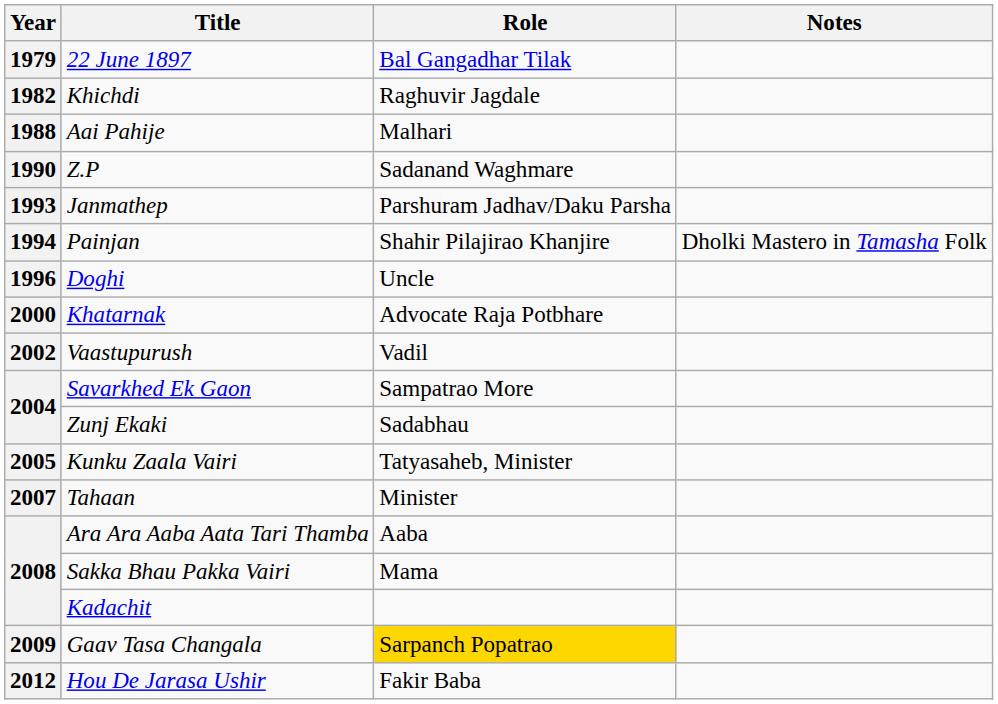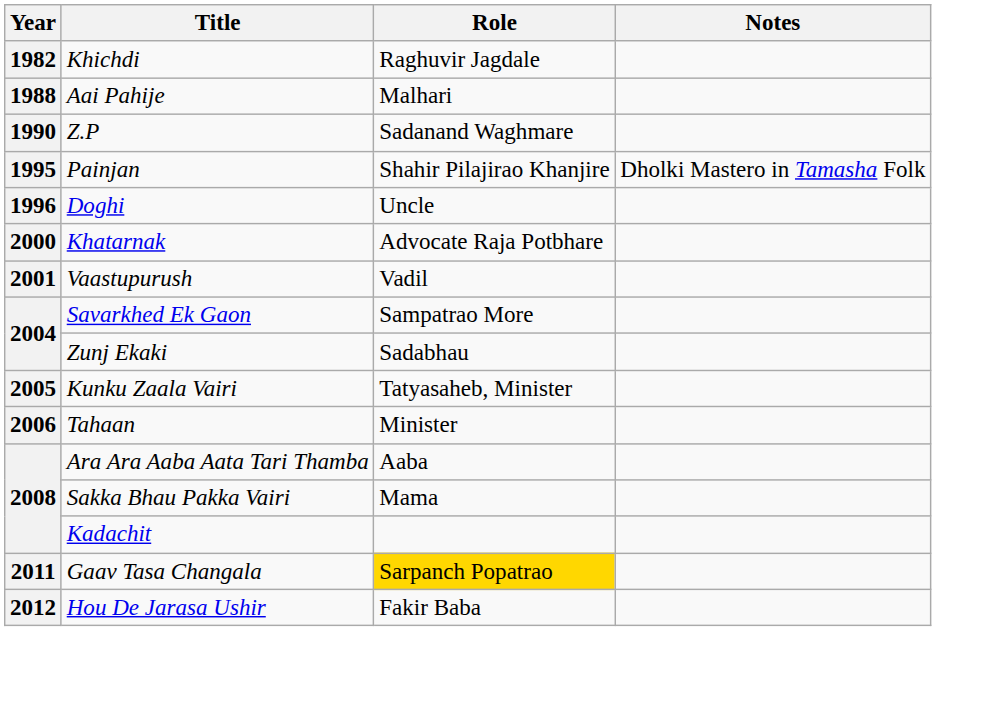- row: (129, 59)
- row: (117, 205)
(33, 242) 1994 -> (33, 168) 1995
(33, 351) 2002 -> (33, 278) 2001
(33, 497) 2007 -> (33, 424) 2006
(33, 643) 2009 -> (33, 570) 2011
